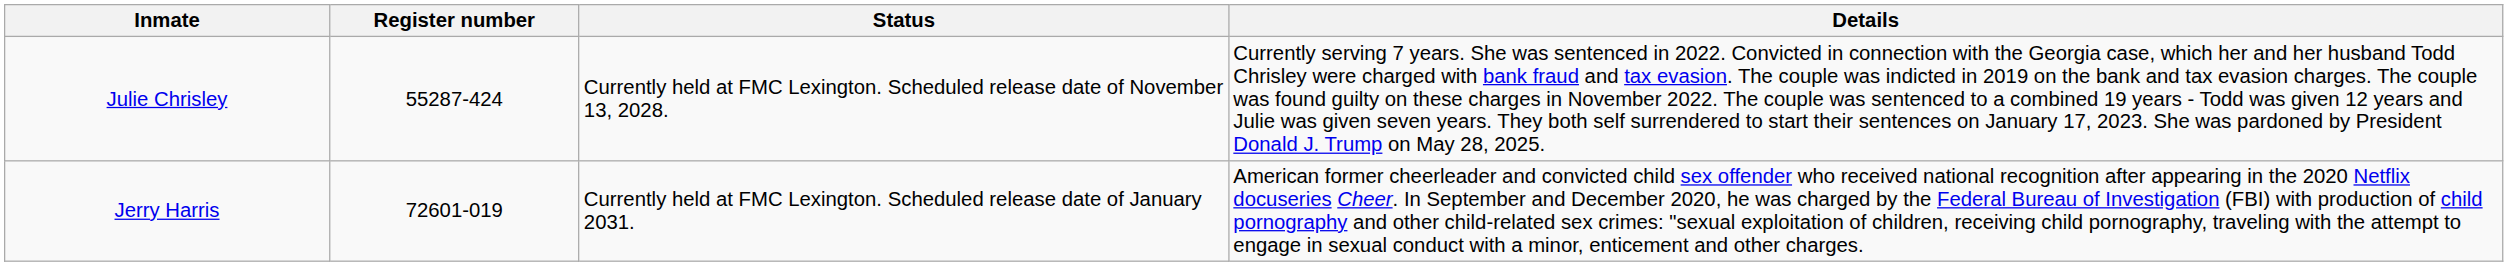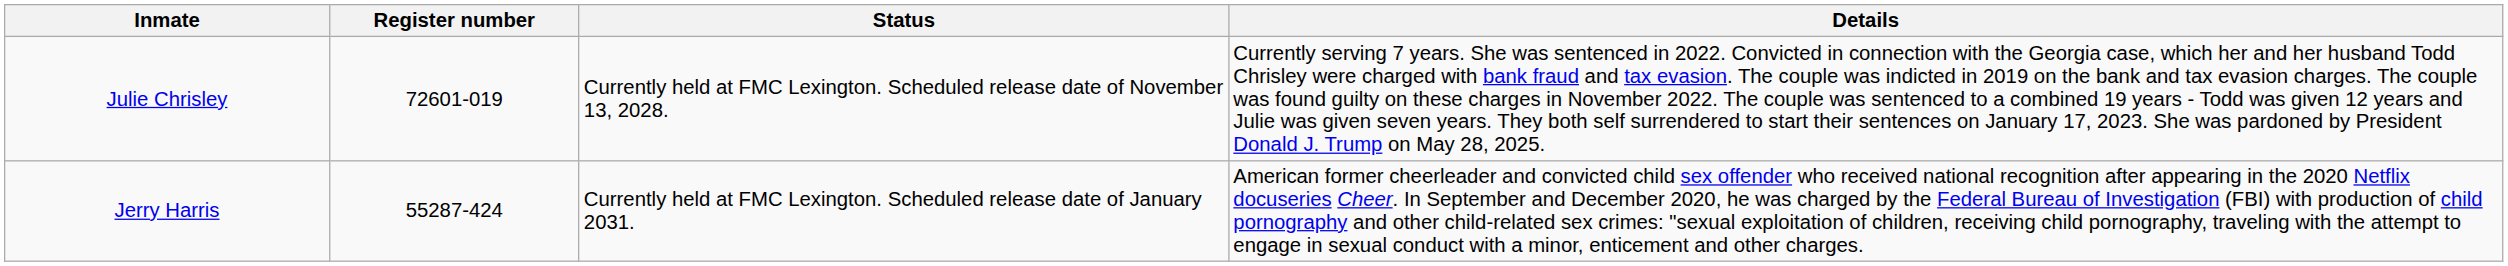(454, 98) 55287-424 -> (454, 98) 72601-019
(454, 210) 72601-019 -> (454, 210) 55287-424
